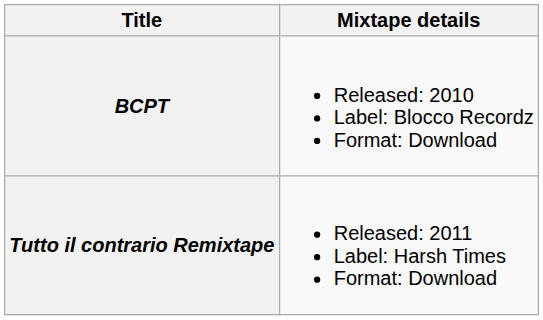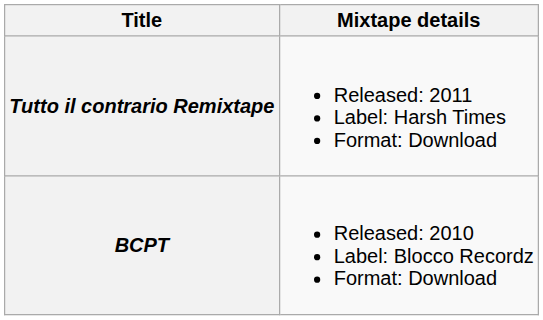rows swapped: (142, 105) <-> (142, 245)
